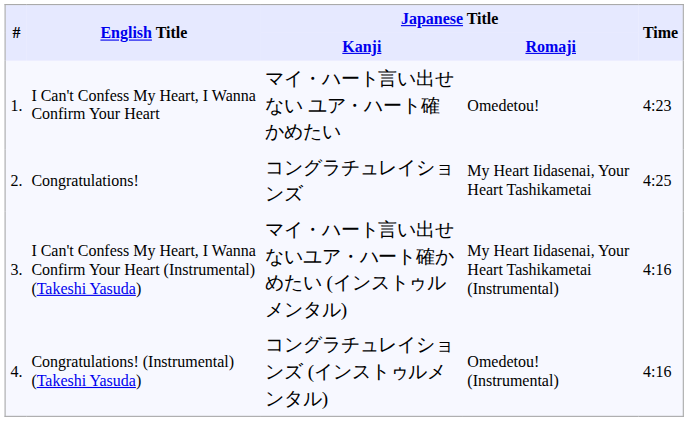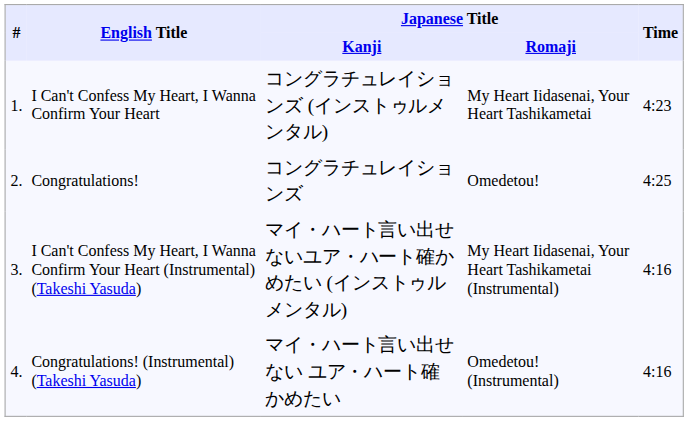(360, 106) マイ・ハート言い出せない ユア・ハート確かめたい -> (360, 106) コングラチュレイションズ (インストゥルメンタル)
(503, 104) Omedetou! -> (548, 104) My Heart Iidasenai, Your Heart Tashikametai
(548, 180) My Heart Iidasenai, Your Heart Tashikametai -> (503, 180) Omedetou!
(360, 372) コングラチュレイションズ (インストゥルメンタル) -> (360, 372) マイ・ハート言い出せない ユア・ハート確かめたい
